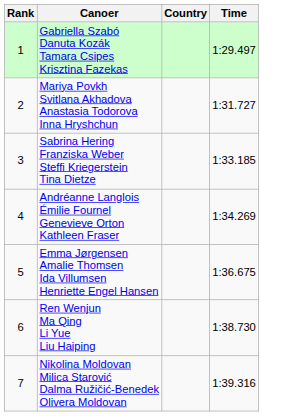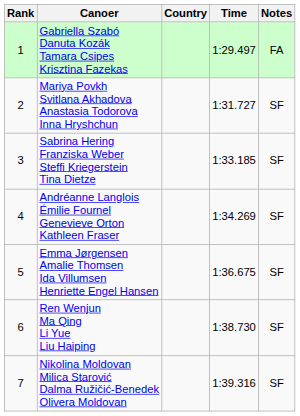+ column: (277, 13)
